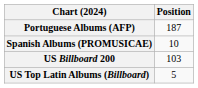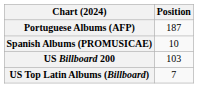(174, 75) 5 -> (174, 75) 7
